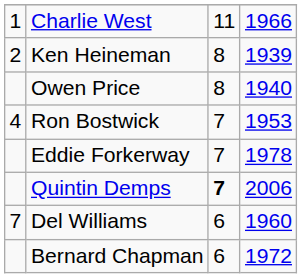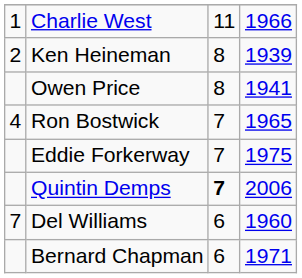(268, 88) 1940 -> (268, 88) 1941
(268, 121) 1953 -> (268, 121) 1965
(268, 155) 1978 -> (268, 155) 1975
(268, 255) 1972 -> (268, 255) 1971
